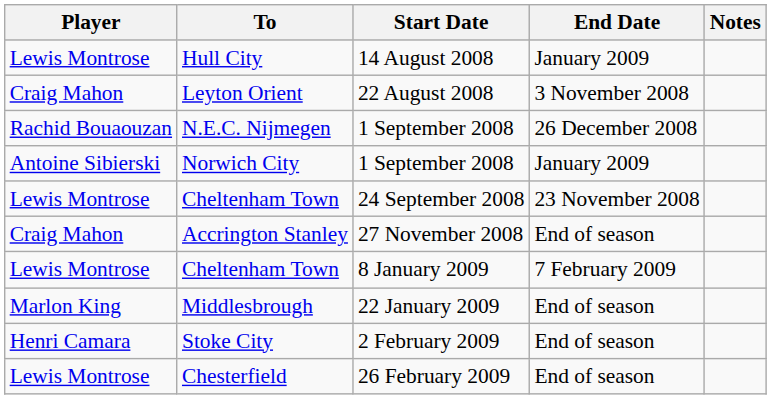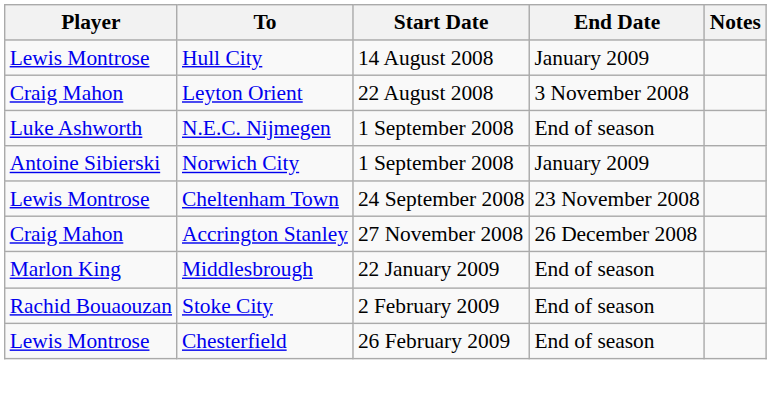(91, 128) Rachid Bouaouzan -> (76, 128) Luke Ashworth
(616, 128) 26 December 2008 -> (594, 128) End of season
(594, 234) End of season -> (616, 234) 26 December 2008
- row: (260, 269)
(70, 340) Henri Camara -> (91, 305) Rachid Bouaouzan
